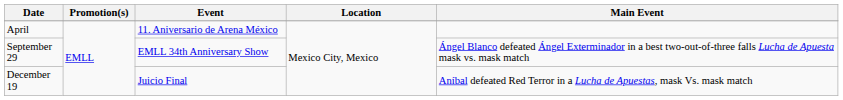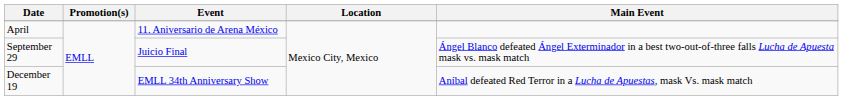(203, 52) EMLL 34th Anniversary Show -> (163, 52) Juicio Final
(163, 80) Juicio Final -> (203, 80) EMLL 34th Anniversary Show
